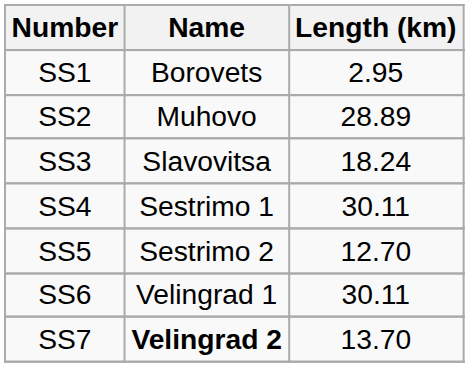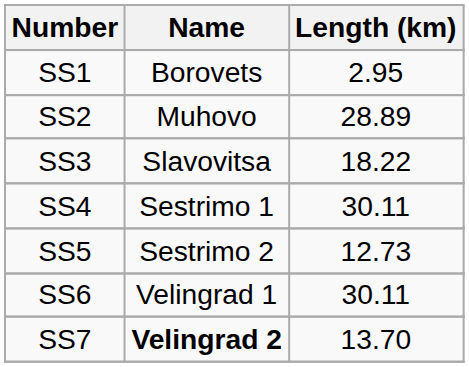(376, 161) 18.24 -> (376, 161) 18.22
(376, 251) 12.70 -> (376, 251) 12.73
